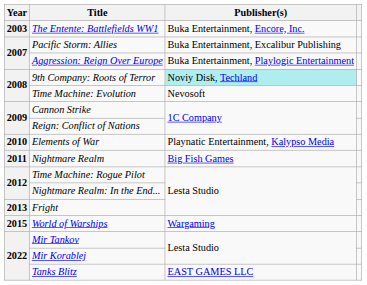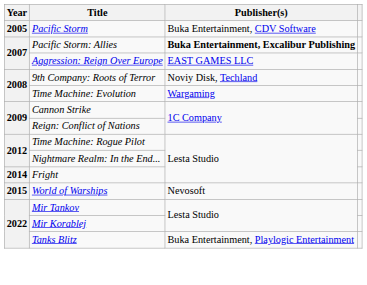- row: (95, 28)
+ row: (60, 28)
(254, 45) normal -> (261, 45) bold
(261, 61) Buka Entertainment, Playlogic Entertainment -> (210, 61) EAST GAMES LLC
(212, 77) paleturquoise background -> (212, 77) no background
(186, 93) Nevosoft -> (191, 93) Wargaming
- row: (66, 142)
- row: (68, 158)
(17, 207) 2013 -> (17, 175) 2014
(191, 223) Wargaming -> (186, 191) Nevosoft
(210, 272) EAST GAMES LLC -> (261, 239) Buka Entertainment, Playlogic Entertainment
